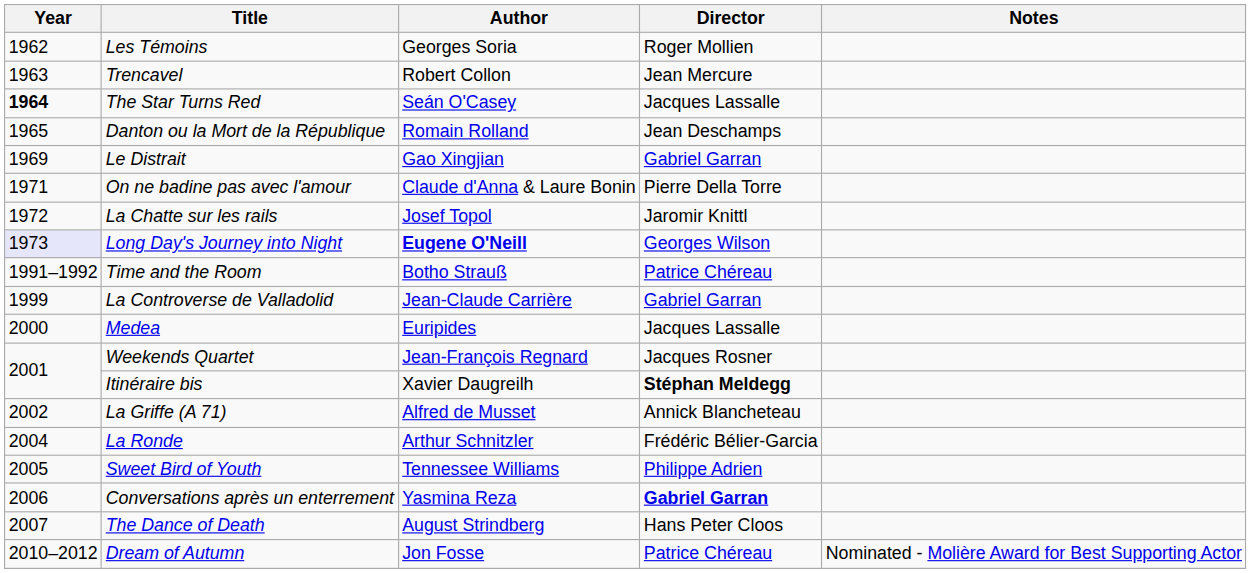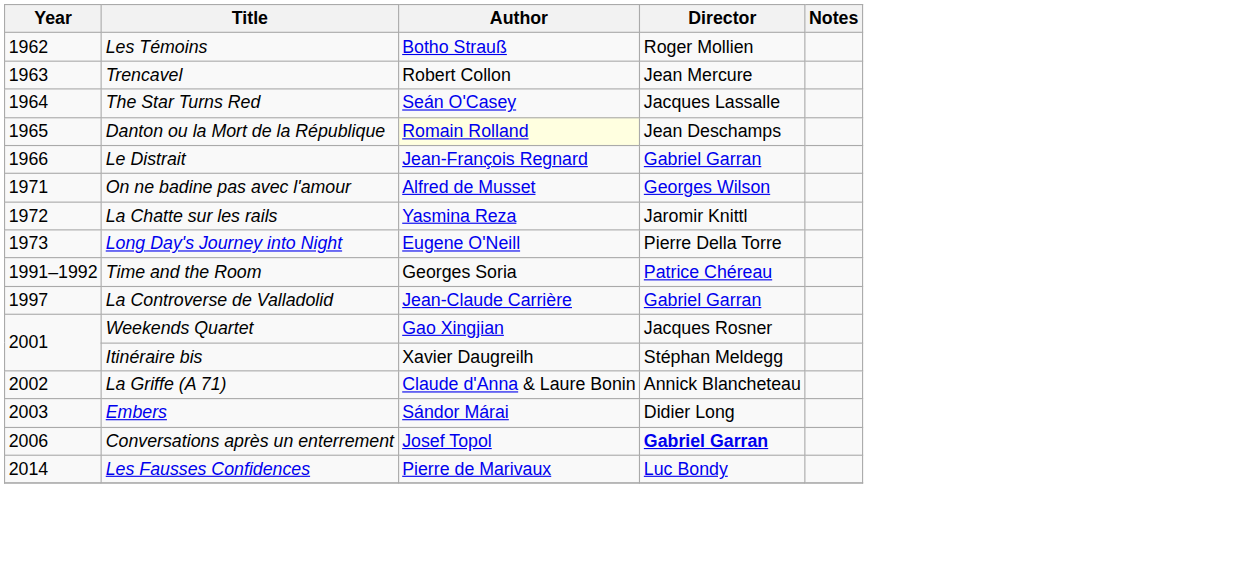(459, 46) Georges Soria -> (455, 46) Botho Strauß
(28, 103) bold -> (28, 103) normal
(465, 131) no background -> (465, 131) lightyellow background
(28, 159) 1969 -> (28, 159) 1966
(453, 159) Gao Xingjian -> (495, 159) Jean-François Regnard
(519, 187) Claude d'Anna & Laure Bonin -> (469, 187) Alfred de Musset
(713, 187) Pierre Della Torre -> (707, 187) Georges Wilson
(447, 215) Josef Topol -> (459, 215) Yasmina Reza
(28, 243) lavender background -> (28, 243) no background
(465, 243) bold -> (461, 243) normal
(707, 243) Georges Wilson -> (713, 243) Pierre Della Torre
(455, 272) Botho Strauß -> (459, 272) Georges Soria
(28, 300) 1999 -> (28, 300) 1997
- row: (133, 328)
(495, 356) Jean-François Regnard -> (453, 328) Gao Xingjian
(717, 384) bold -> (713, 356) normal
(469, 412) Alfred de Musset -> (519, 384) Claude d'Anna & Laure Bonin
+ row: (136, 412)
- row: (144, 441)
- row: (184, 469)
(459, 497) Yasmina Reza -> (447, 441) Josef Topol
- row: (185, 525)
- row: (175, 553)
+ row: (208, 469)
